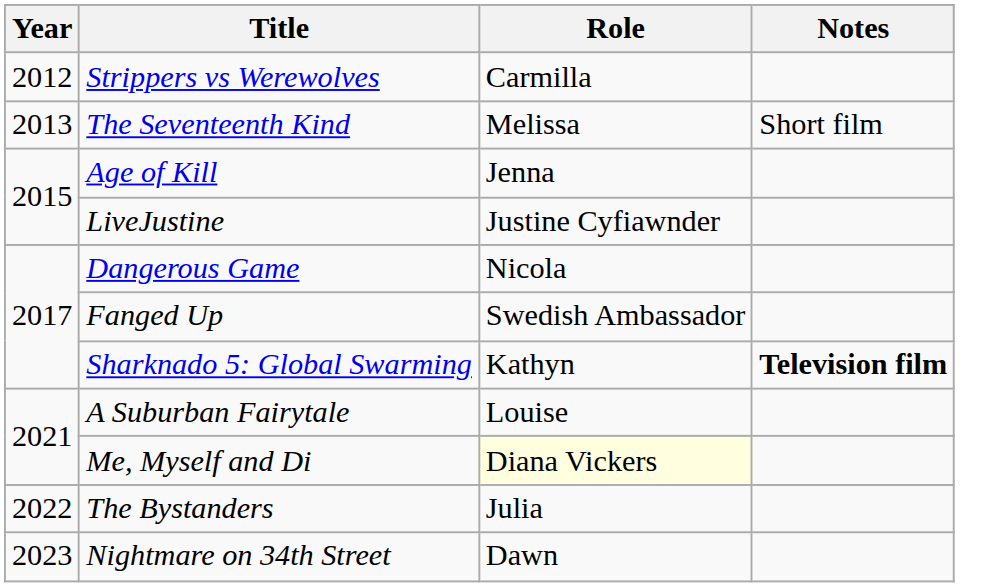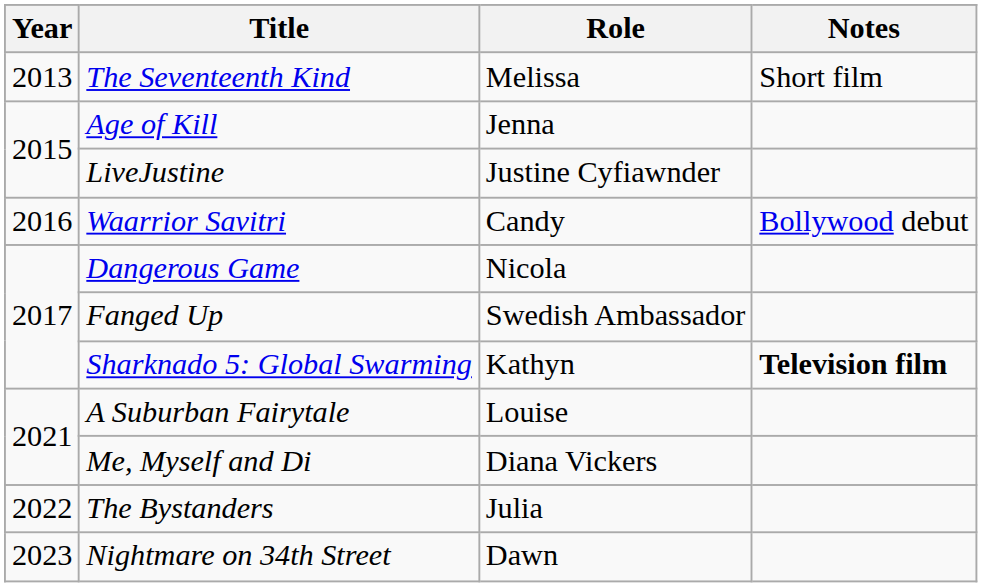- row: (233, 76)
+ row: (186, 220)
(572, 460) lightyellow background -> (572, 460) no background
